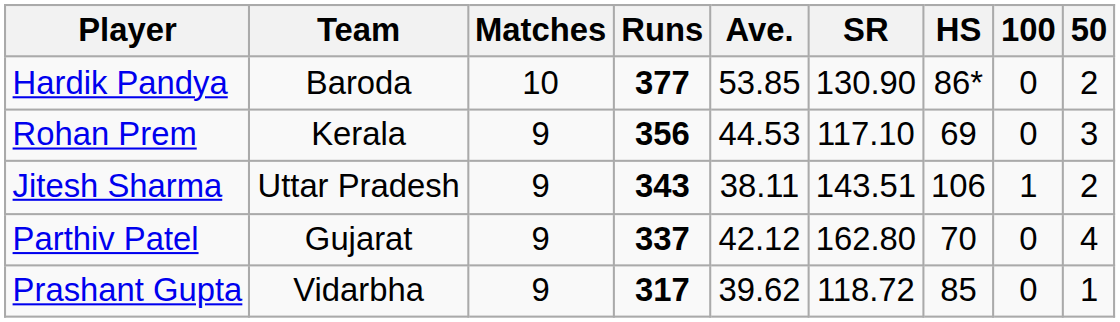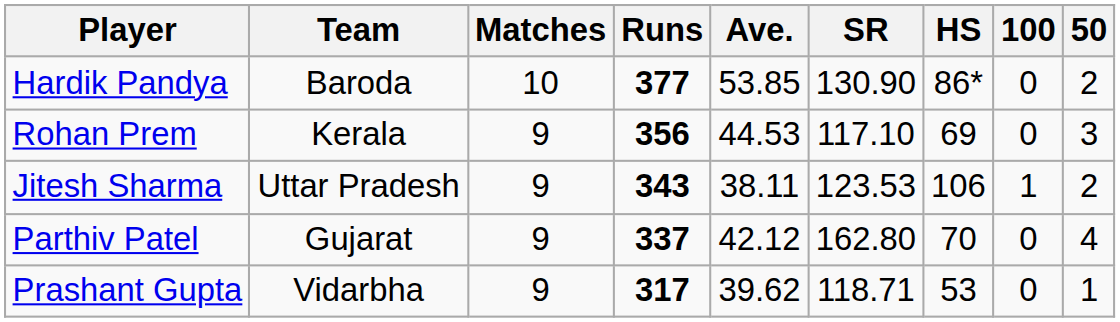(866, 186) 143.51 -> (866, 186) 123.53
(866, 290) 118.72 -> (866, 290) 118.71
(958, 290) 85 -> (958, 290) 53
